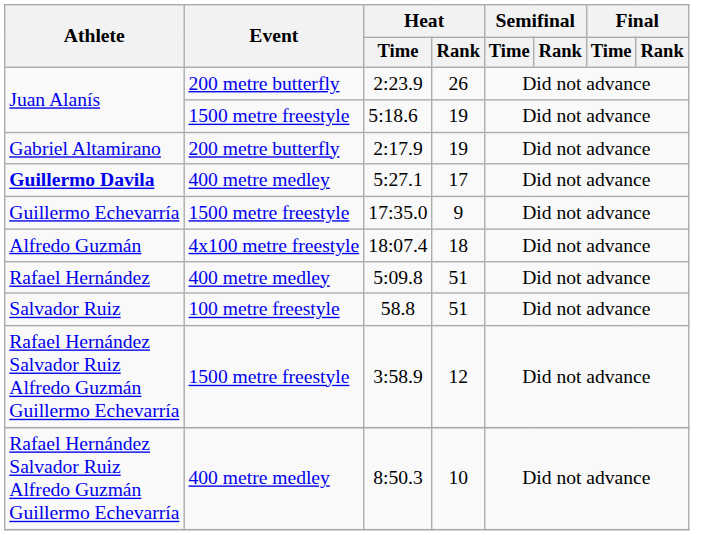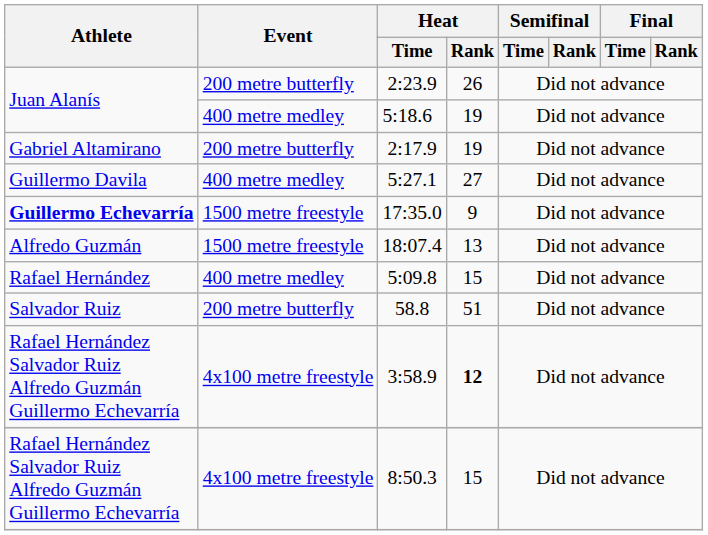(269, 116) 1500 metre freestyle -> (273, 116) 400 metre medley
(82, 180) bold -> (78, 180) normal
(458, 180) 17 -> (472, 180) 27
(94, 213) normal -> (101, 213) bold
(274, 245) 4x100 metre freestyle -> (283, 245) 1500 metre freestyle
(458, 245) 18 -> (472, 245) 13
(458, 277) 51 -> (472, 277) 15
(264, 309) 100 metre freestyle -> (278, 309) 200 metre butterfly
(269, 376) 1500 metre freestyle -> (288, 376) 4x100 metre freestyle
(458, 376) normal -> (472, 376) bold
(259, 478) 400 metre medley -> (288, 478) 4x100 metre freestyle
(458, 478) 10 -> (472, 478) 15
